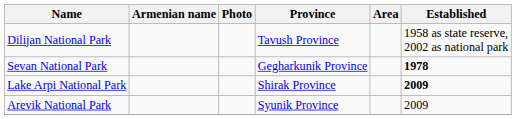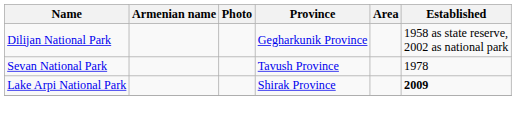(298, 40) Tavush Province -> (313, 40) Gegharkunik Province
(313, 66) Gegharkunik Province -> (298, 66) Tavush Province
(416, 66) bold -> (416, 66) normal
- row: (59, 104)
